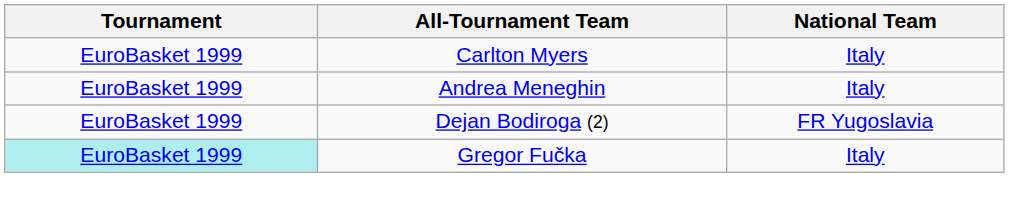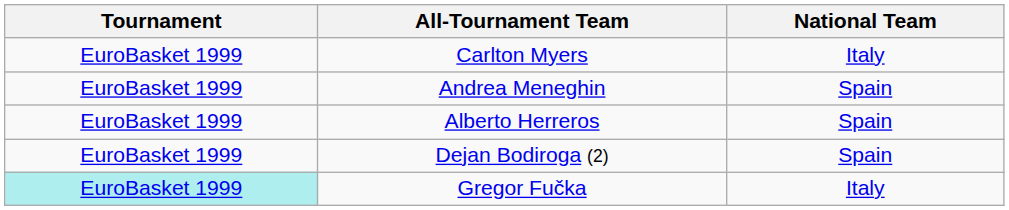(865, 88) Italy -> (865, 88) Spain
+ row: (522, 121)
(865, 121) FR Yugoslavia -> (865, 155) Spain
